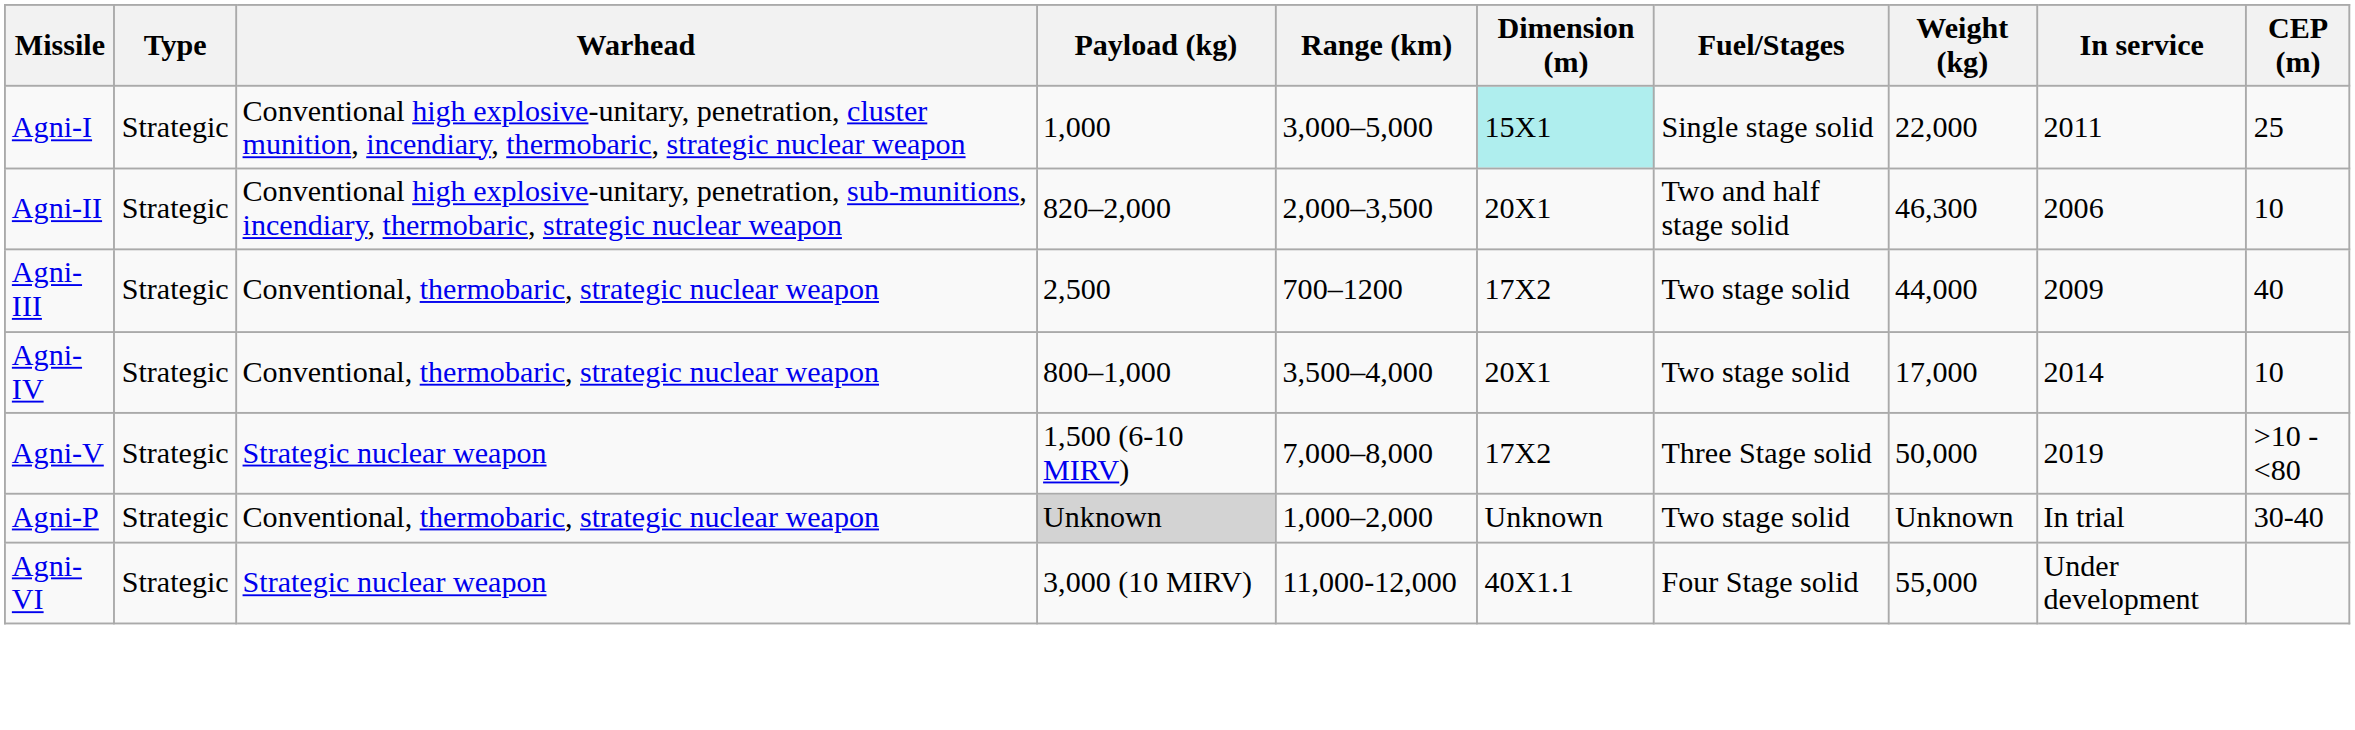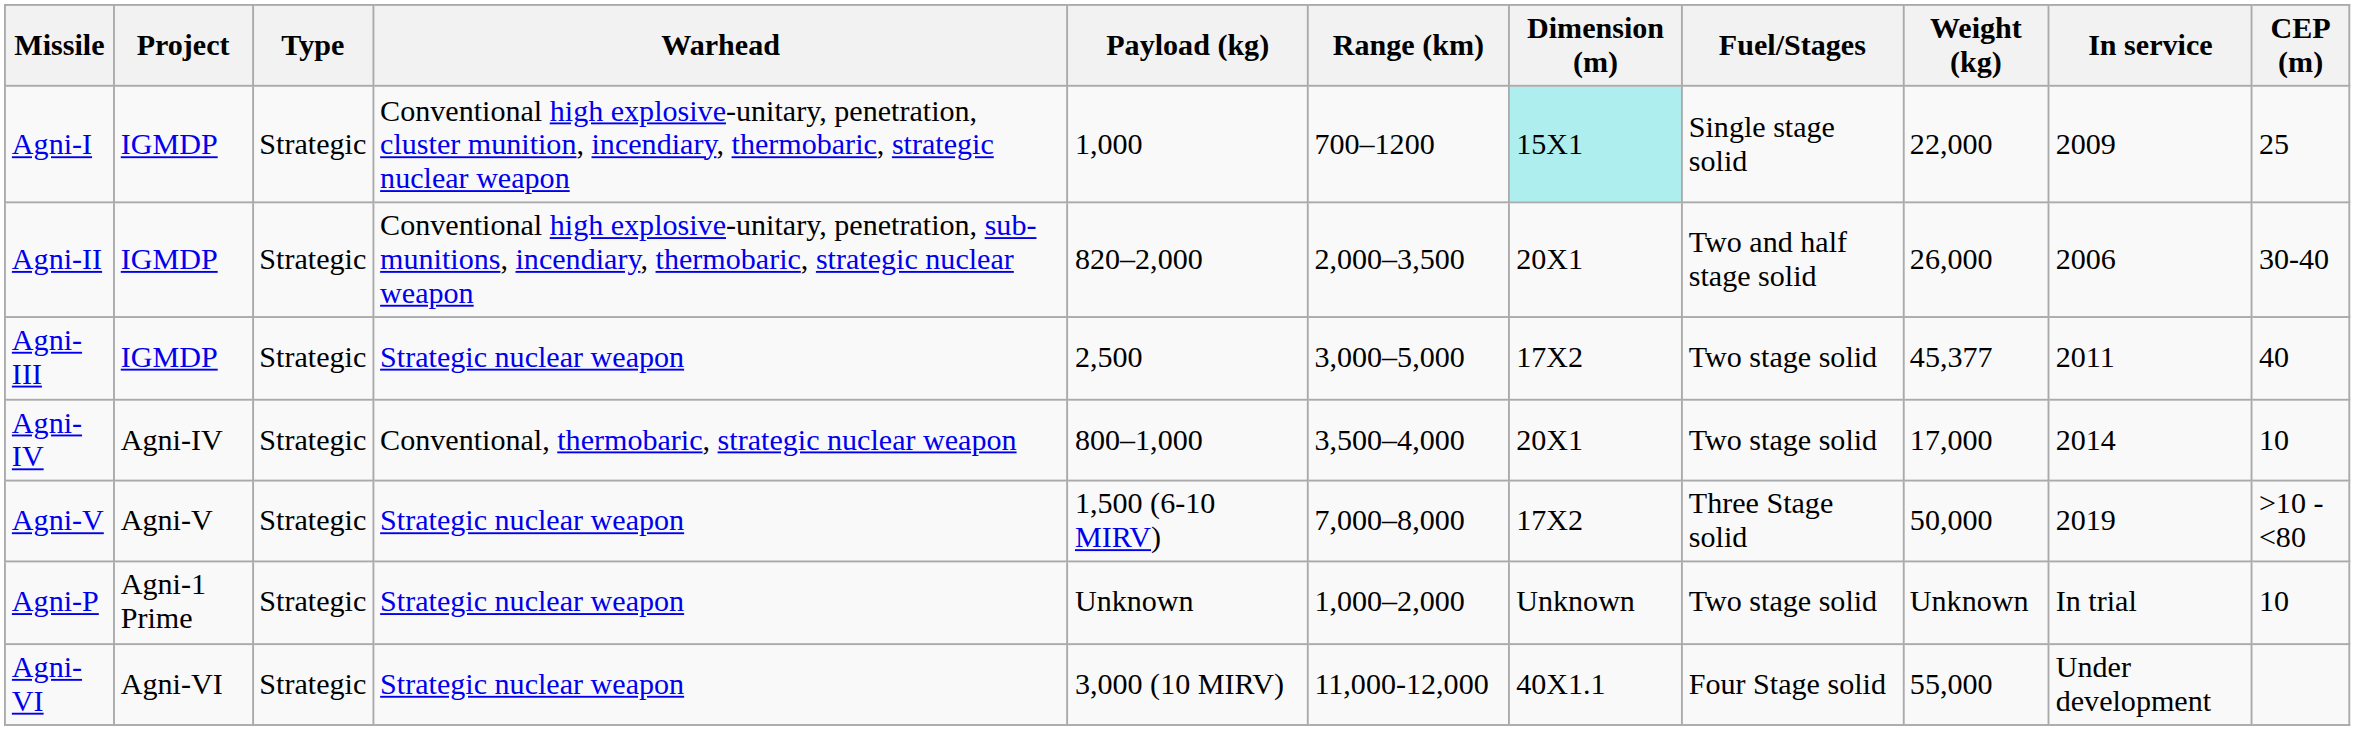+ column: (183, 45)
(1358, 126) 3,000–5,000 -> (1375, 143) 700–1200
(2073, 126) 2011 -> (2086, 143) 2009
(1936, 208) 46,300 -> (1951, 259) 26,000
(2269, 208) 10 -> (2294, 259) 30-40
(561, 289) Conventional, thermobaric, strategic nuclear weapon -> (532, 357) Strategic nuclear weapon
(1343, 289) 700–1200 -> (1390, 357) 3,000–5,000
(1936, 289) 44,000 -> (1951, 357) 45,377
(2074, 289) 2009 -> (2085, 357) 2011
(561, 517) Conventional, thermobaric, strategic nuclear weapon -> (532, 602) Strategic nuclear weapon
(1102, 517) lightgrey background -> (1134, 602) no background
(2289, 517) 30-40 -> (2274, 602) 10
